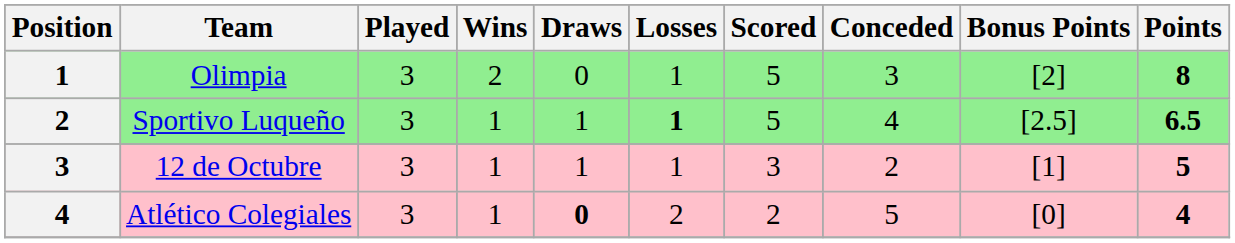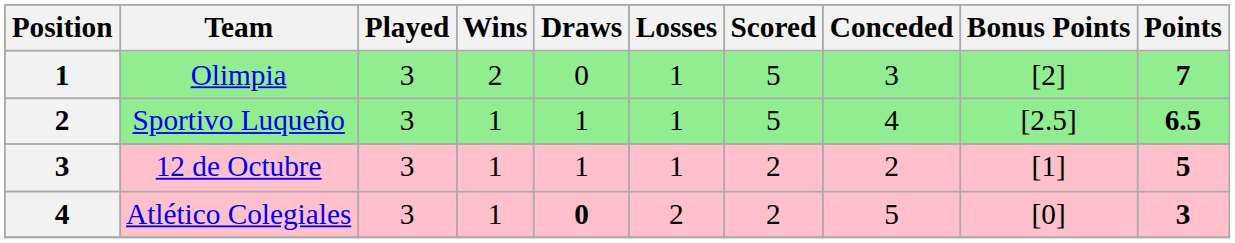(1183, 74) 8 -> (1183, 74) 7
(676, 120) bold -> (676, 120) normal
(773, 167) 3 -> (773, 167) 2
(1183, 213) 4 -> (1183, 213) 3
